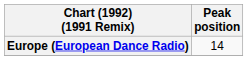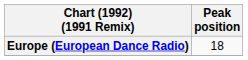(217, 45) 14 -> (217, 45) 18
